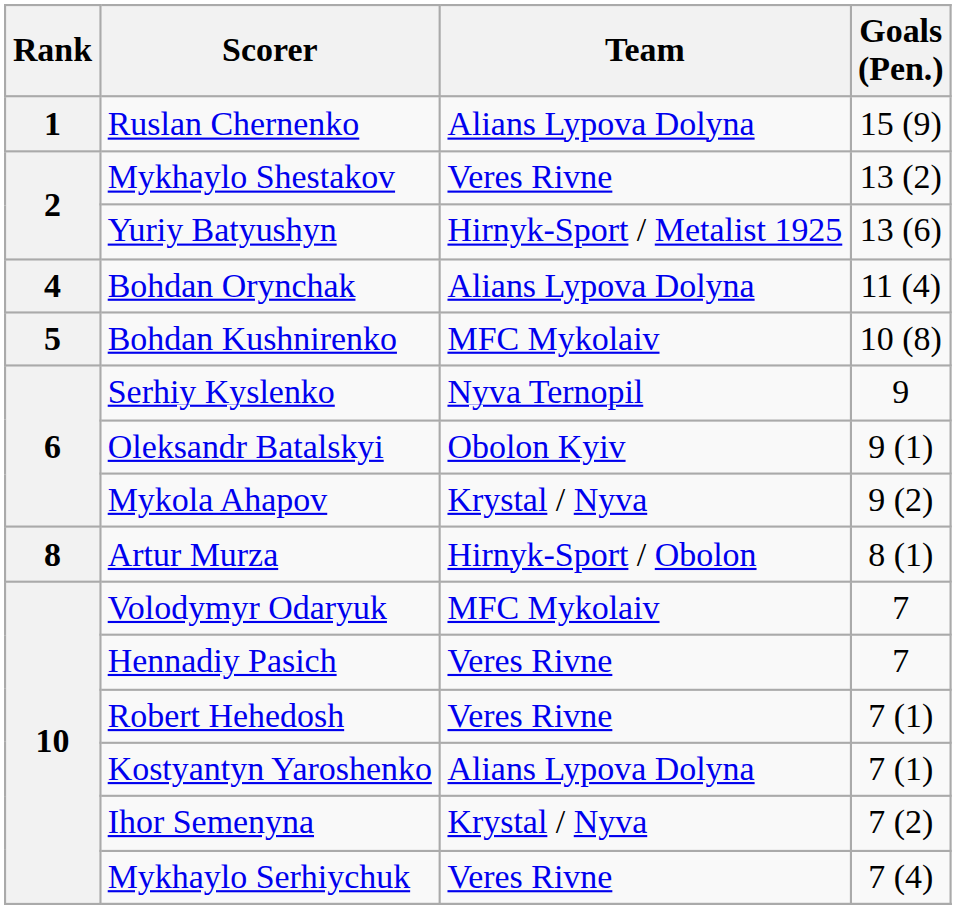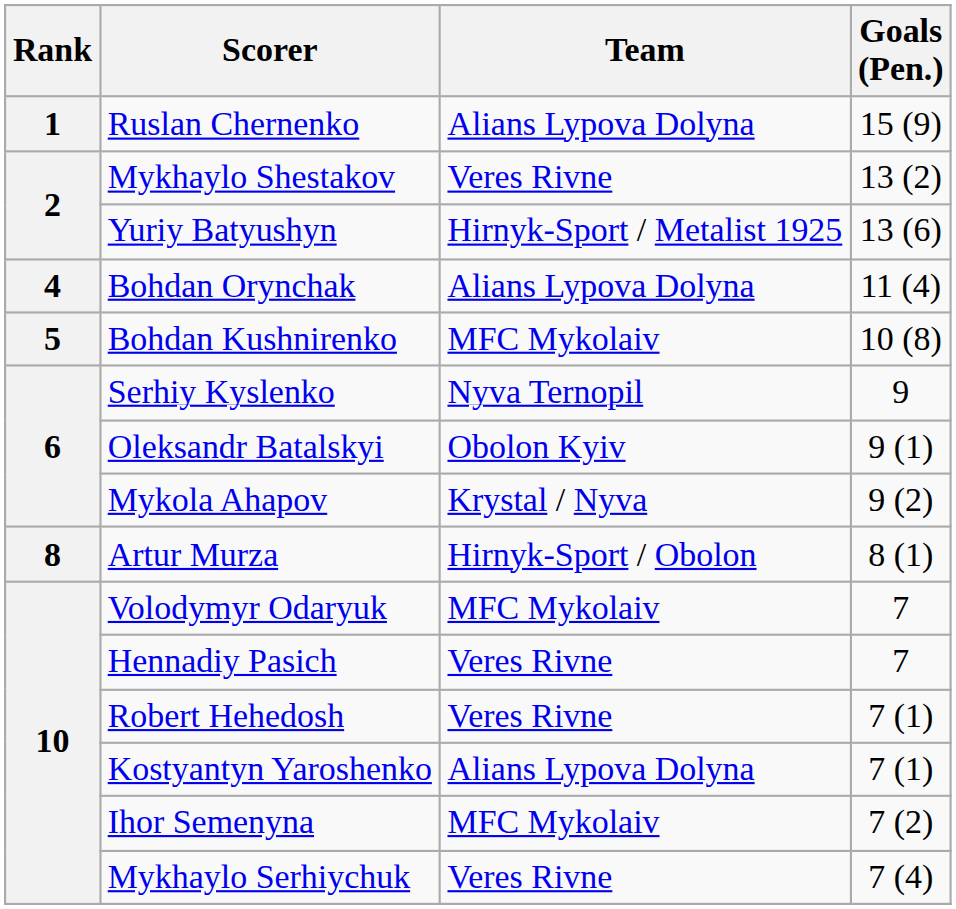(547, 822) Krystal / Nyva -> (553, 822) MFC Mykolaiv
